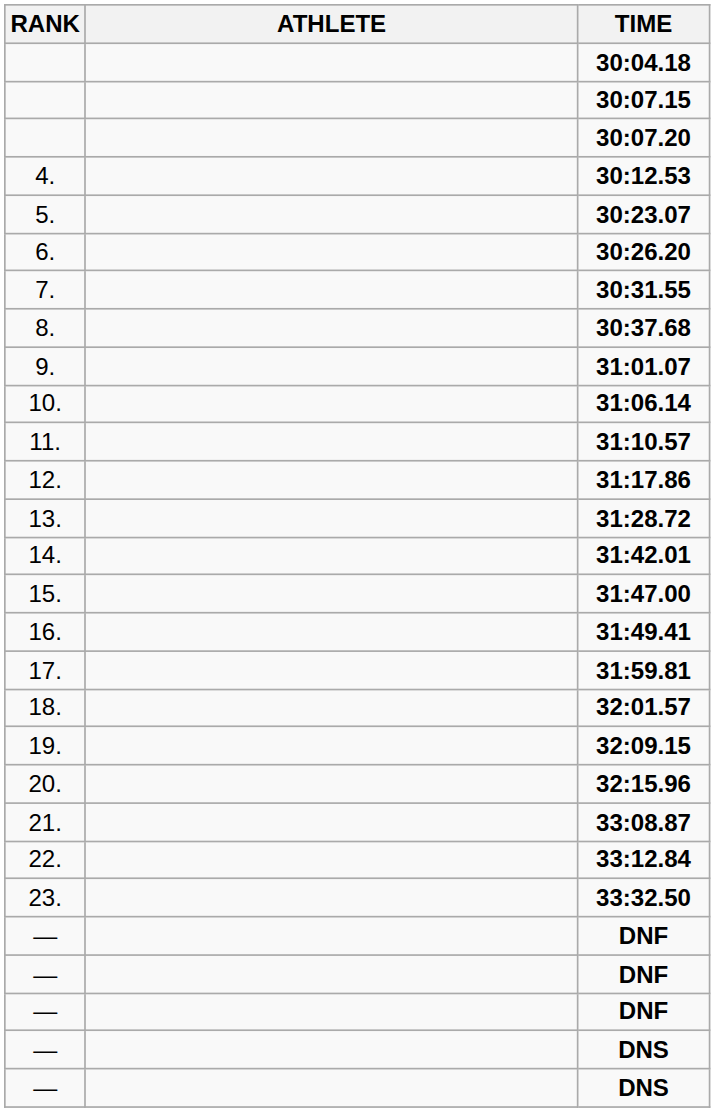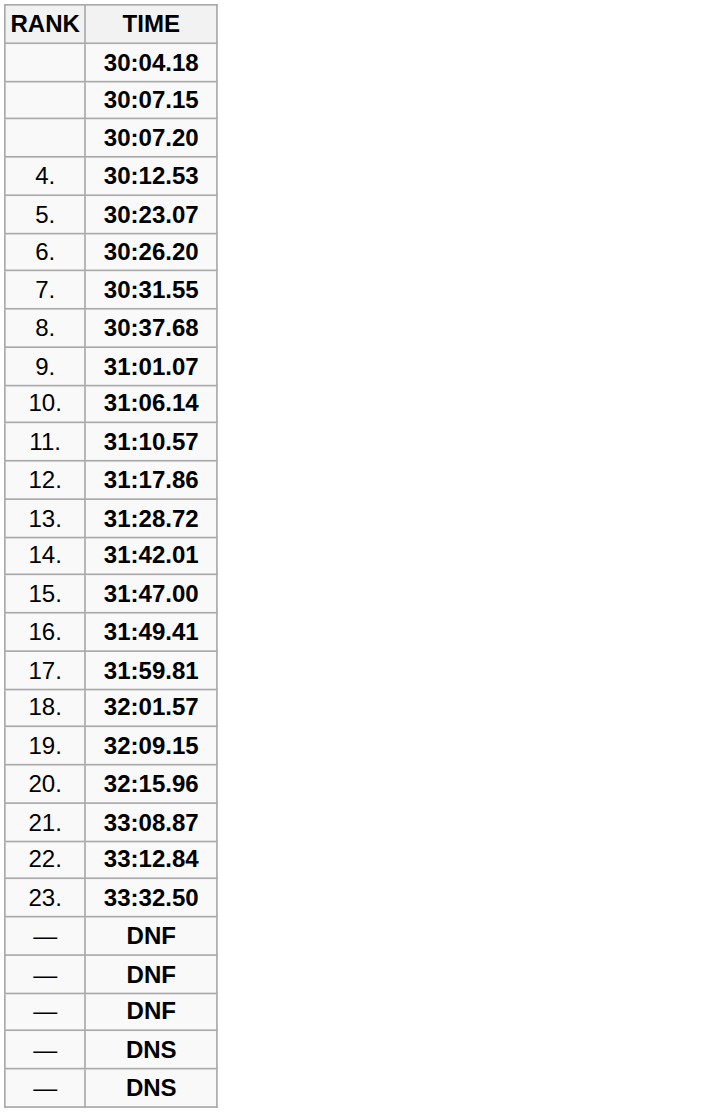- column: (332, 24)
